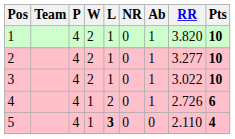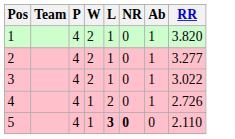- column: (218, 15)
(126, 123) normal -> (126, 123) bold
